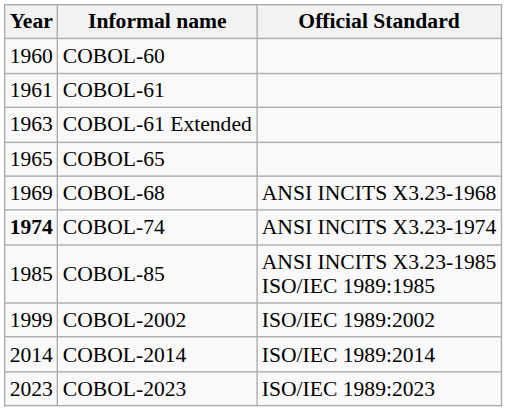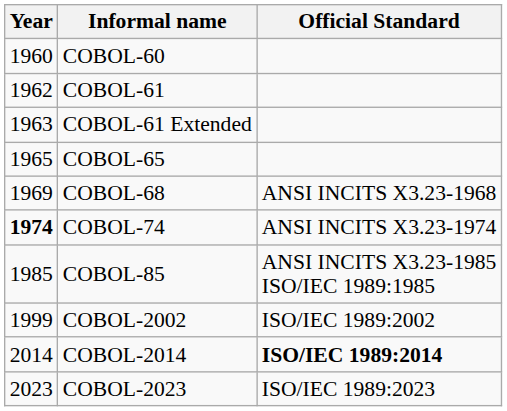(31, 90) 1961 -> (31, 90) 1962
(348, 354) normal -> (352, 354) bold
